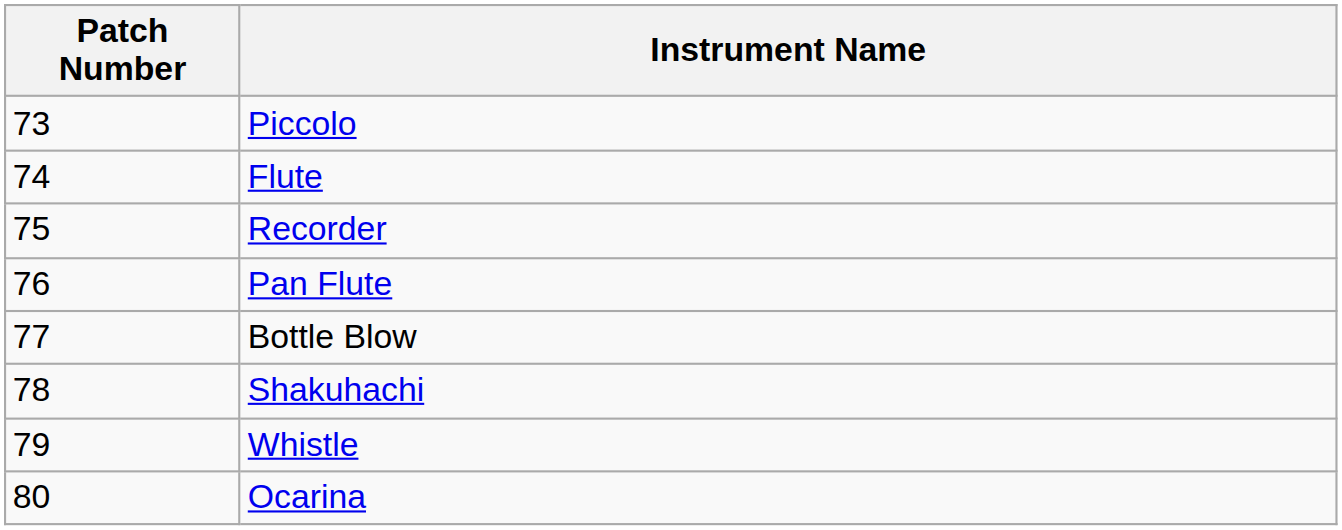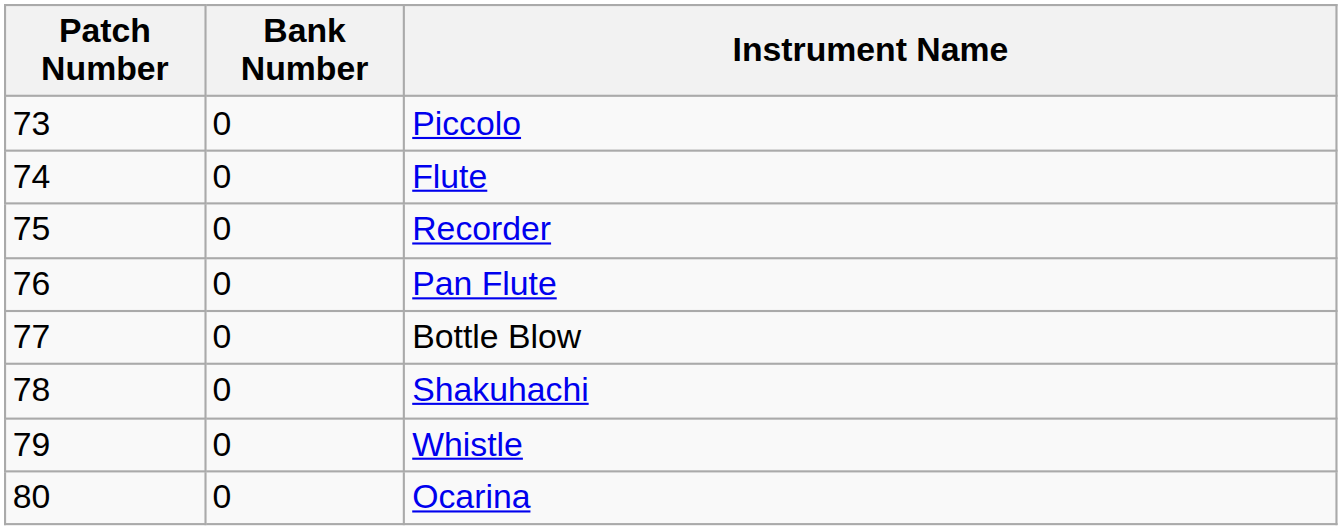+ column: (305, 50)
